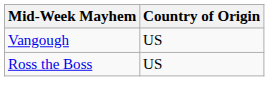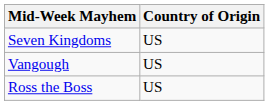+ row: (60, 40)
